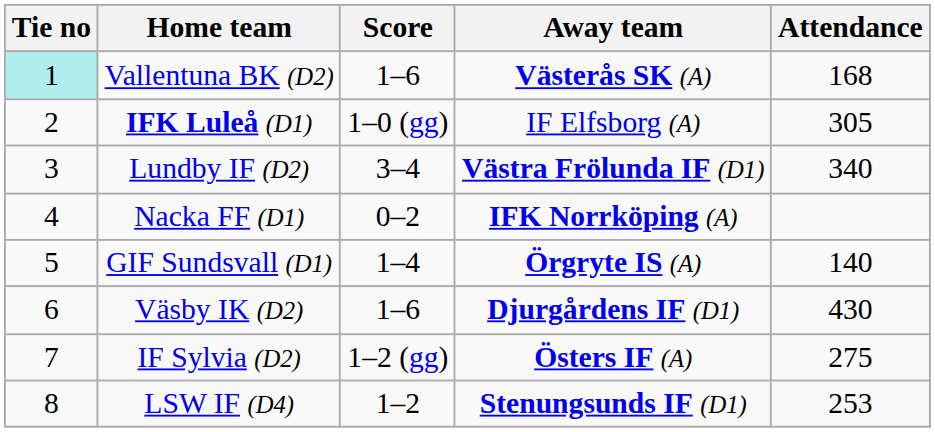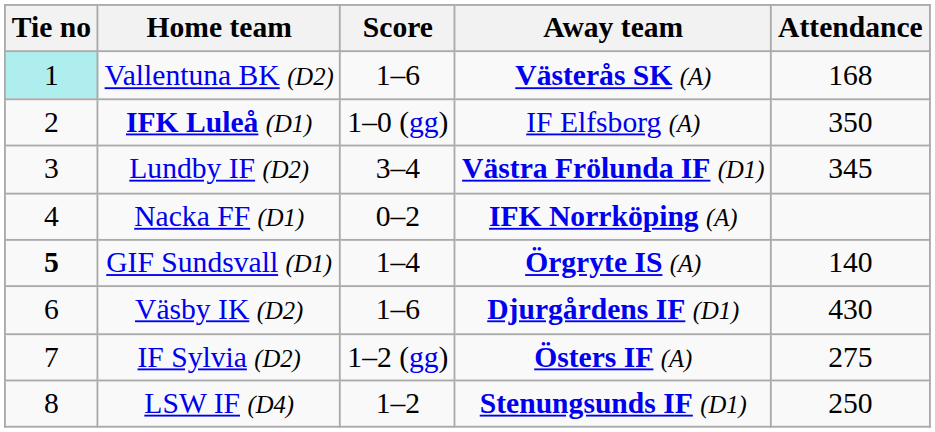(850, 121) 305 -> (850, 121) 350
(850, 168) 340 -> (850, 168) 345
(51, 262) normal -> (51, 262) bold
(850, 403) 253 -> (850, 403) 250
